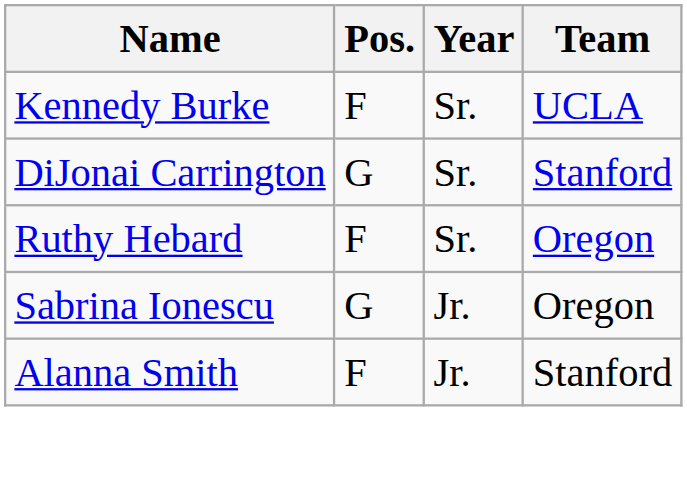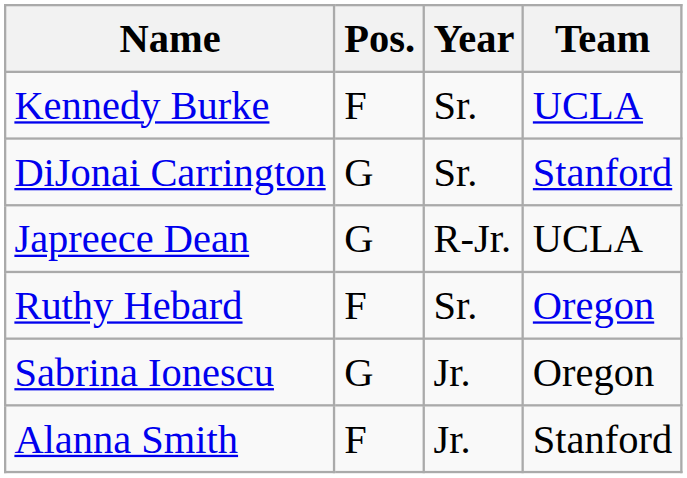+ row: (132, 237)
